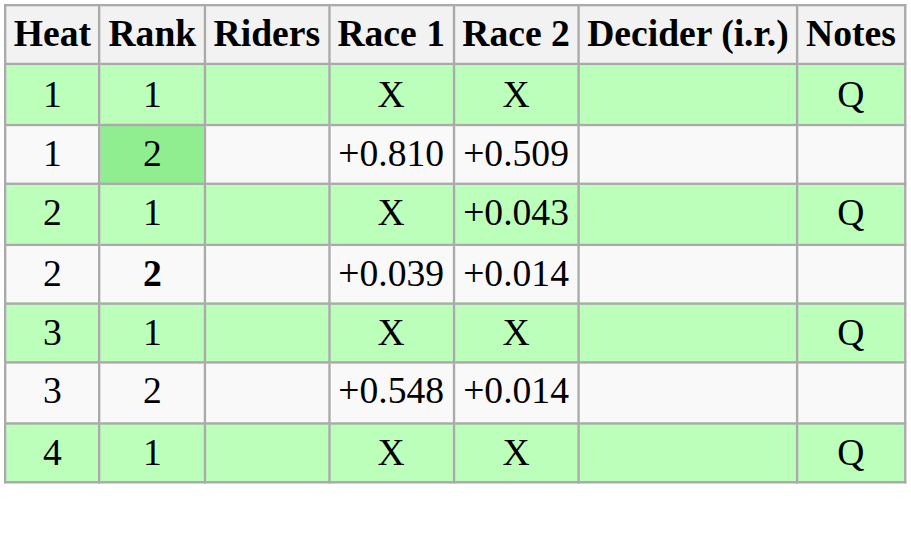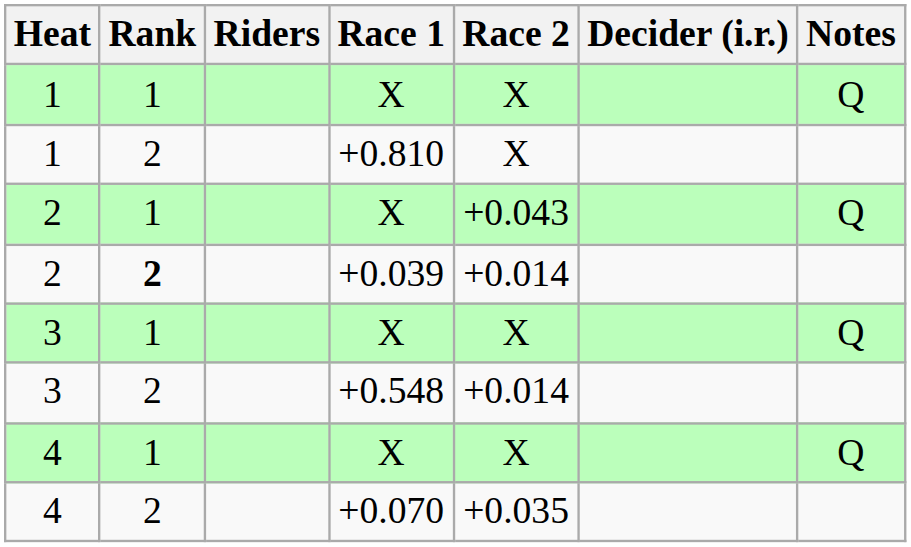(152, 153) lightgreen background -> (152, 153) no background
(516, 153) +0.509 -> (516, 153) X
+ row: (52, 511)
